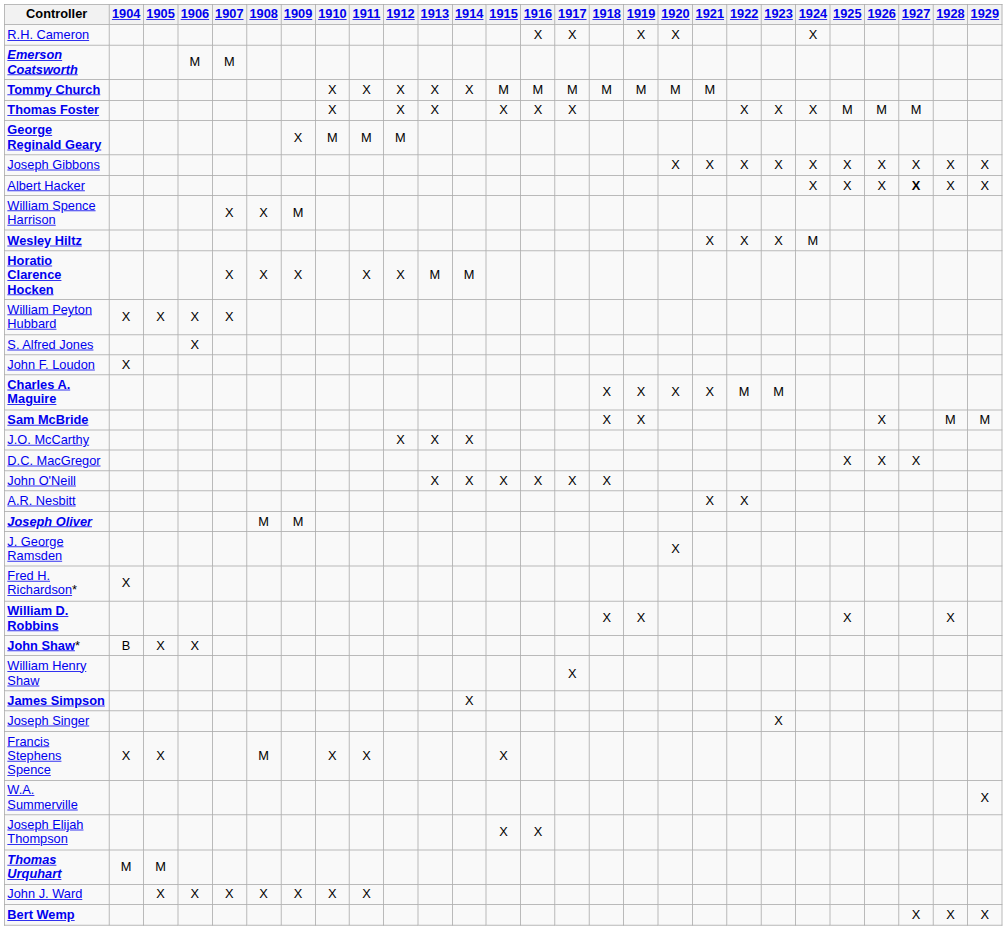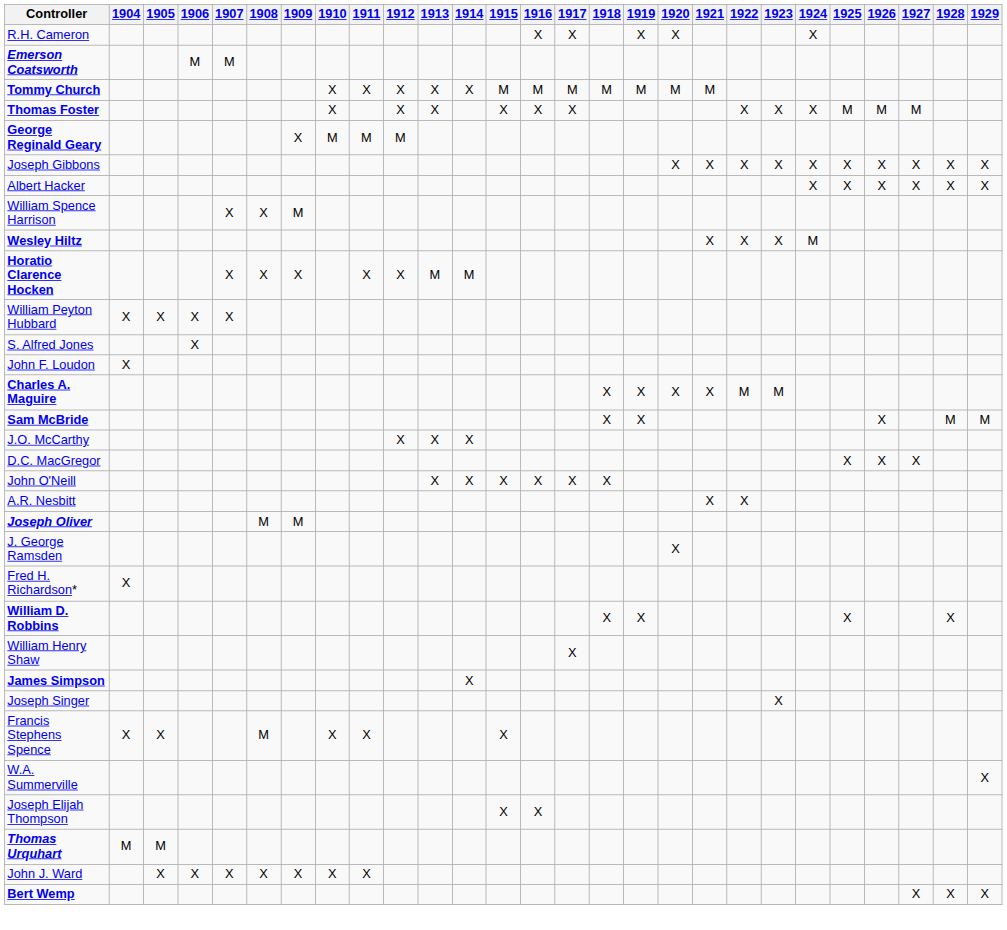(916, 185) bold -> (916, 185) normal
- row: (44, 645)
